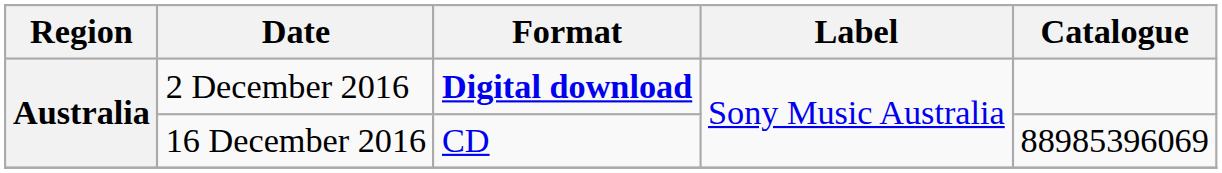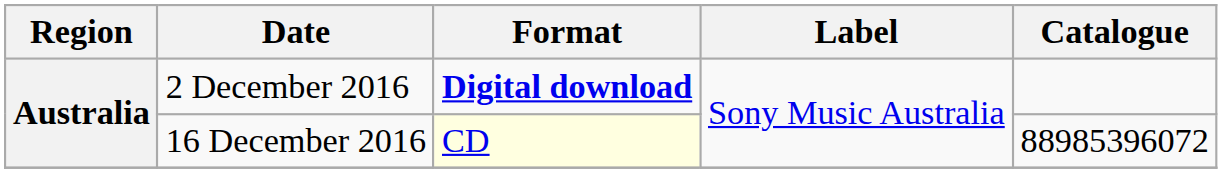(466, 140) no background -> (466, 140) lightyellow background
(1115, 140) 88985396069 -> (1115, 140) 88985396072
